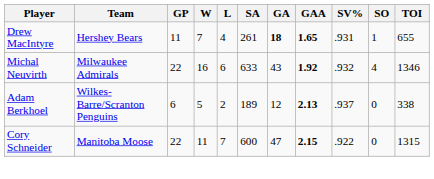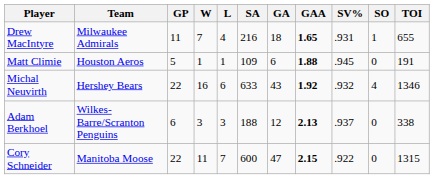(109, 37) Hershey Bears -> (102, 37) Milwaukee Admirals
(249, 37) 261 -> (249, 37) 216
(276, 37) bold -> (276, 37) normal
+ row: (34, 61)
(102, 67) Milwaukee Admirals -> (109, 85) Hershey Bears
(200, 104) 5 -> (200, 122) 3
(223, 104) 2 -> (223, 122) 3
(249, 104) 189 -> (249, 122) 188
